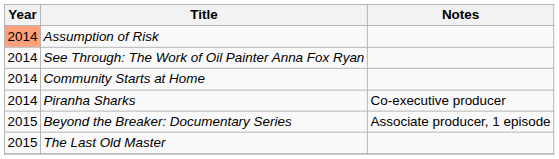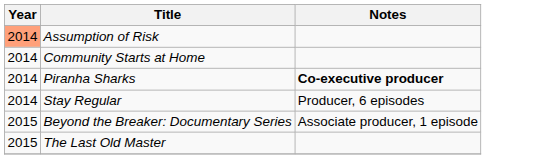- row: (204, 57)
(438, 100) normal -> (371, 79) bold
+ row: (82, 100)
